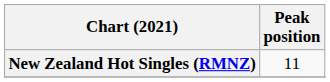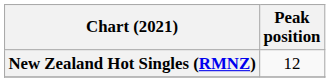(292, 63) 11 -> (292, 63) 12
